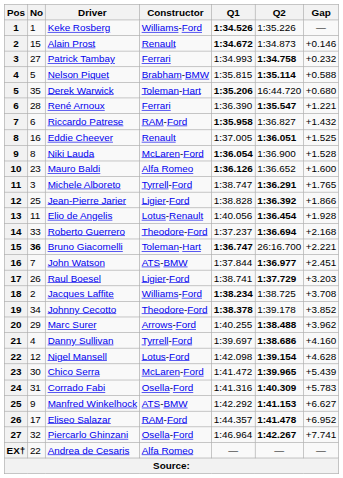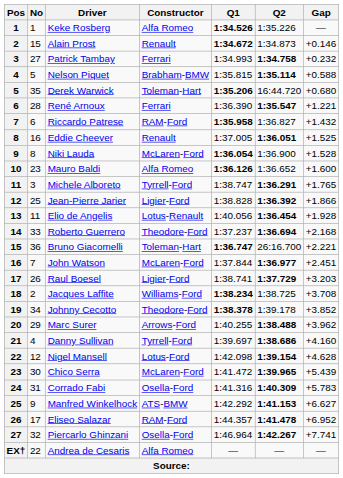(172, 28) Williams-Ford -> (167, 28) Alfa Romeo
(35, 247) bold -> (35, 247) normal
(165, 263) ATS-BMW -> (173, 263) McLaren-Ford
